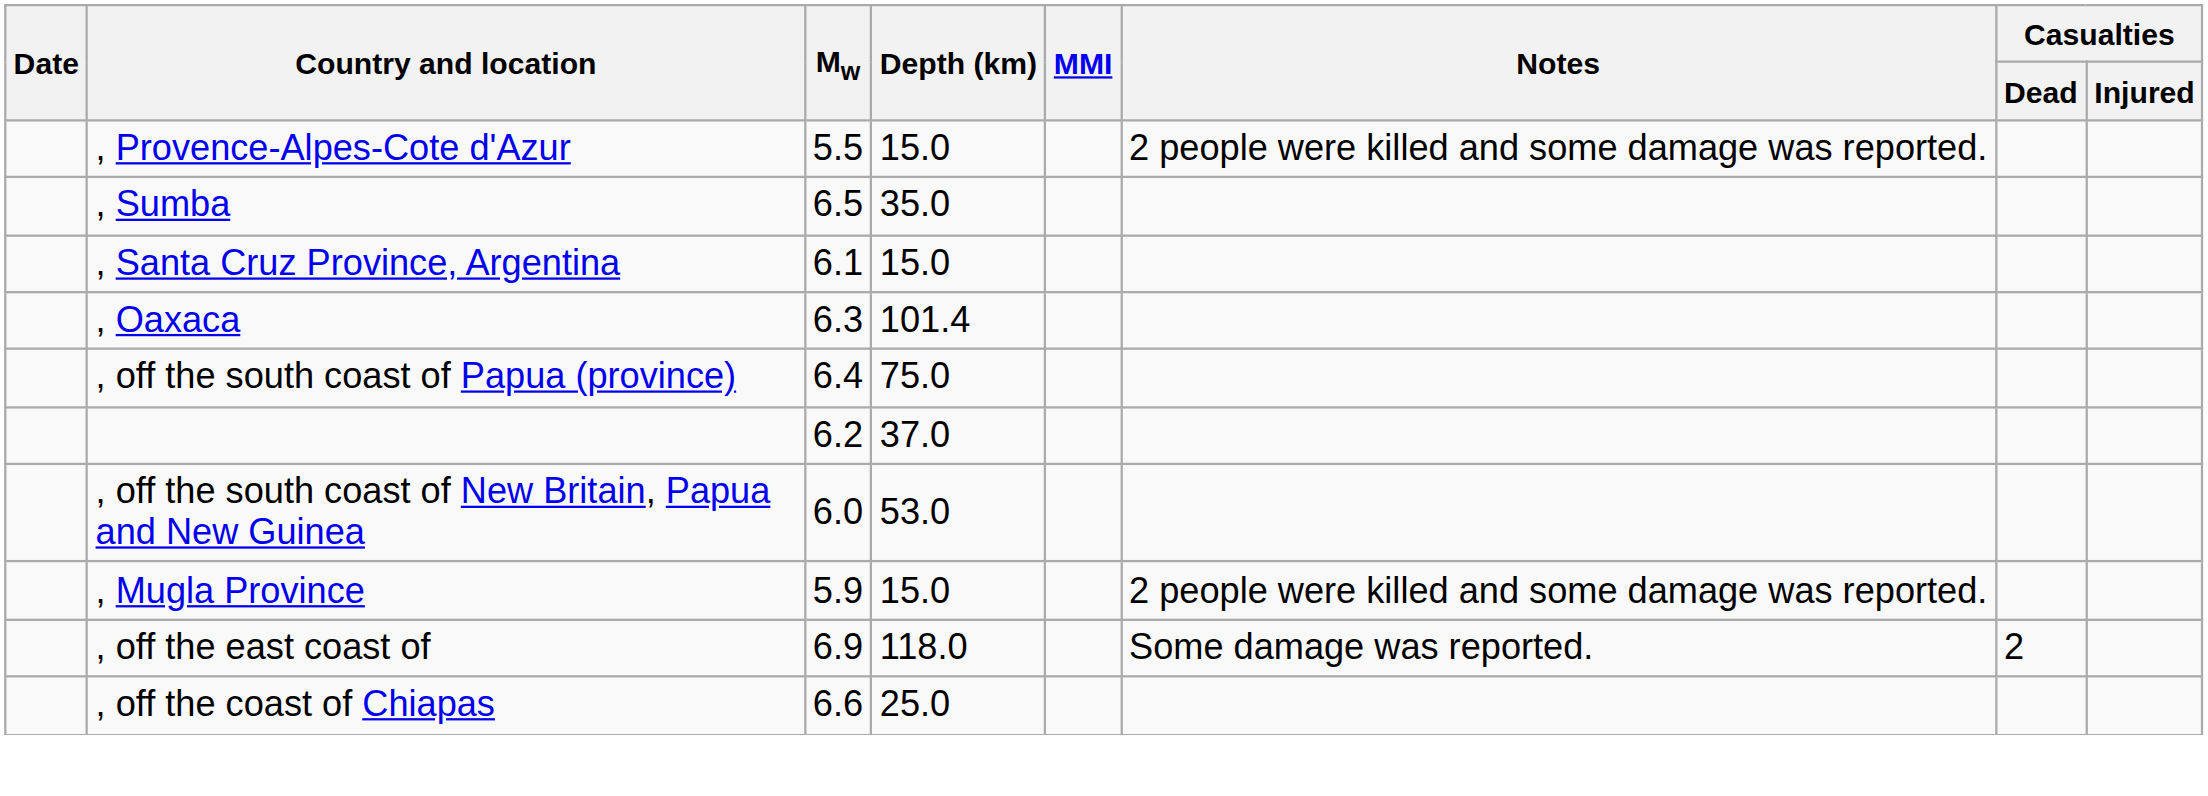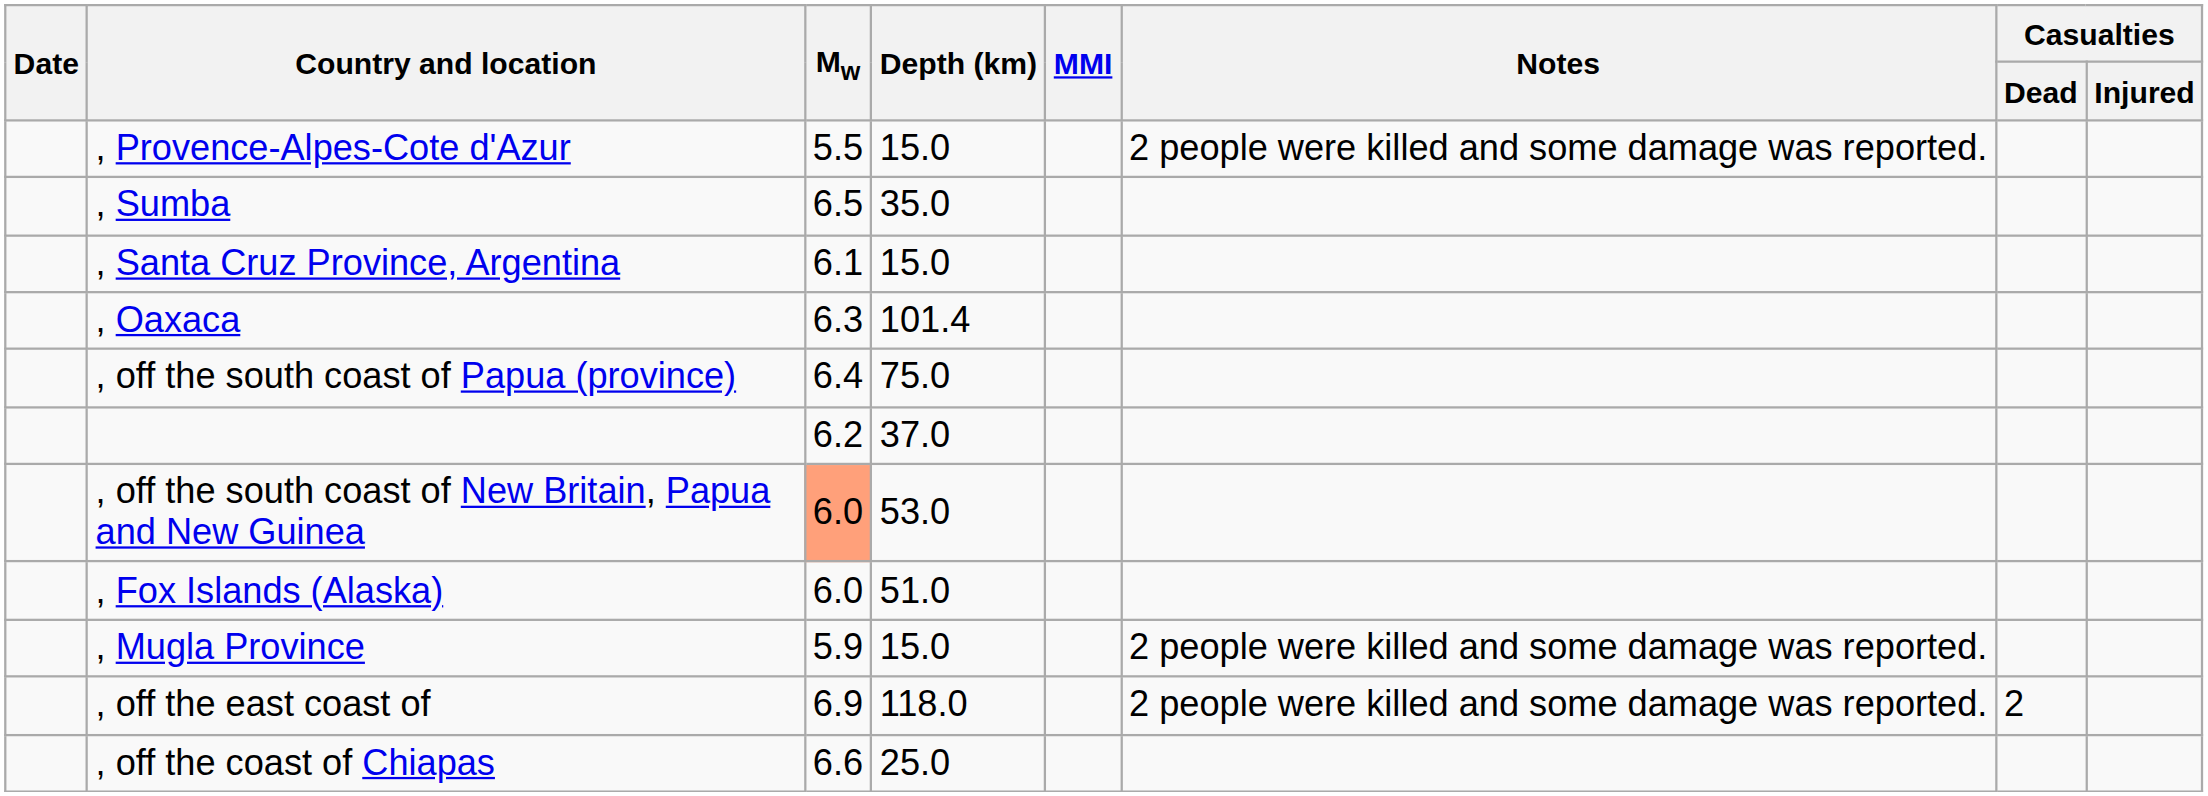(838, 512) no background -> (838, 512) lightsalmon background
+ row: (269, 589)
(1361, 647) Some damage was reported. -> (1558, 704) 2 people were killed and some damage was reported.
